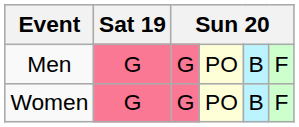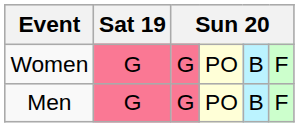rows swapped: (49, 63) <-> (49, 103)
